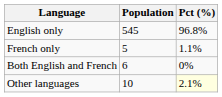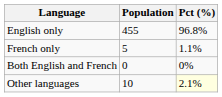(130, 30) 545 -> (130, 30) 455
(125, 65) 6 -> (125, 65) 0
